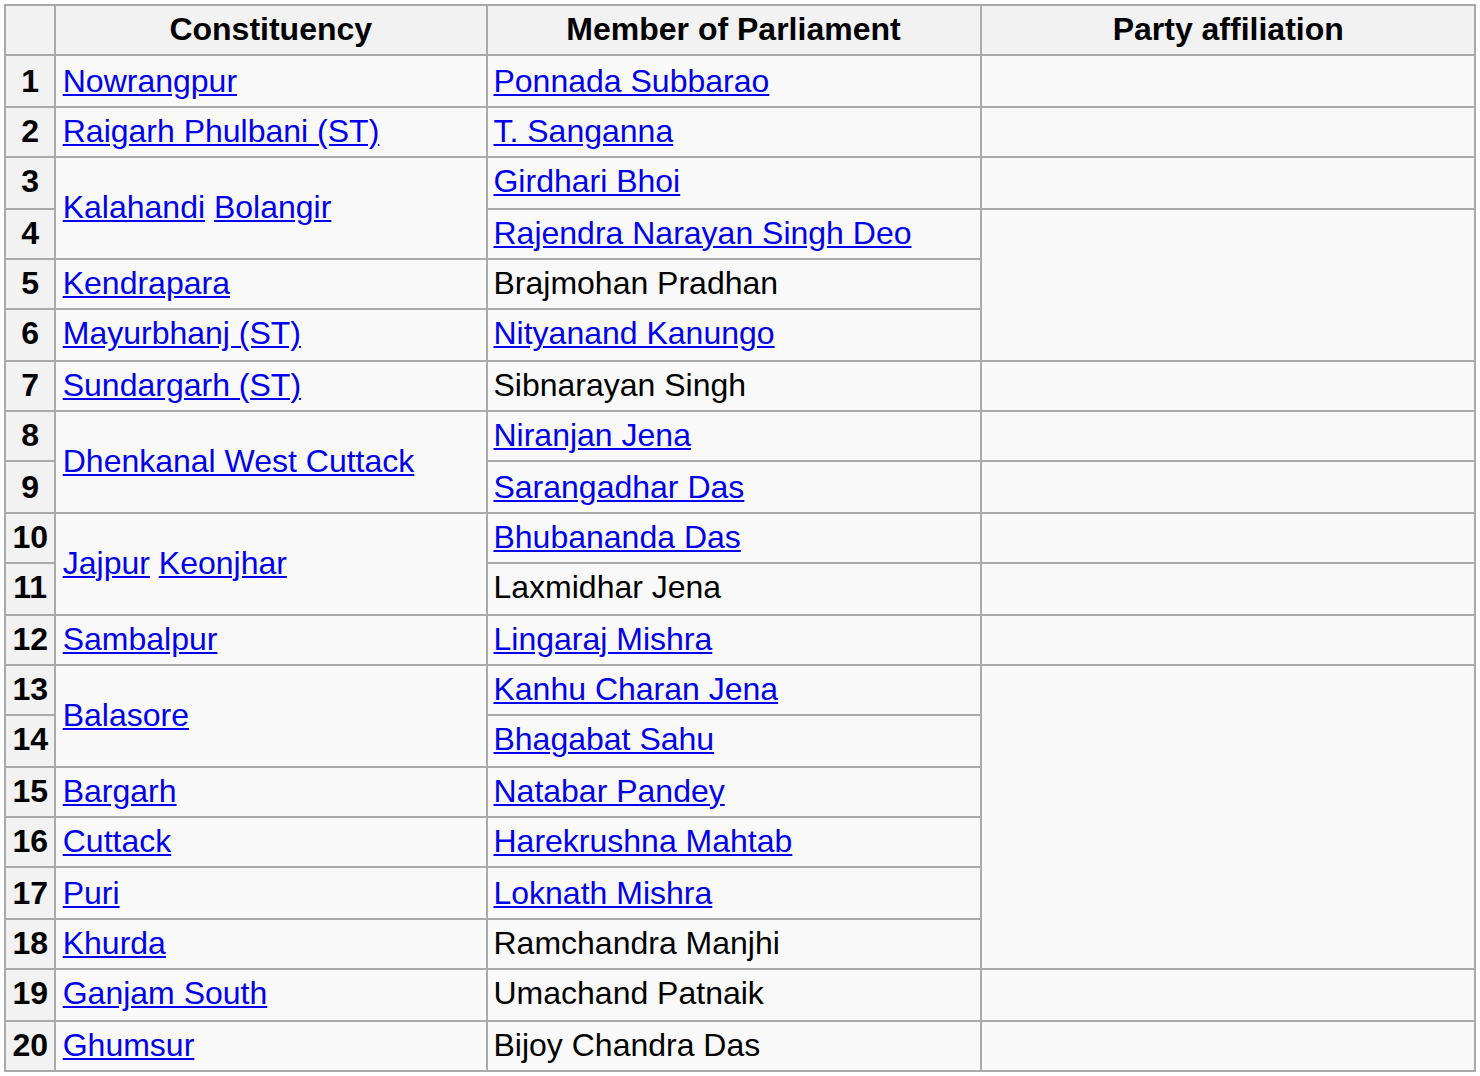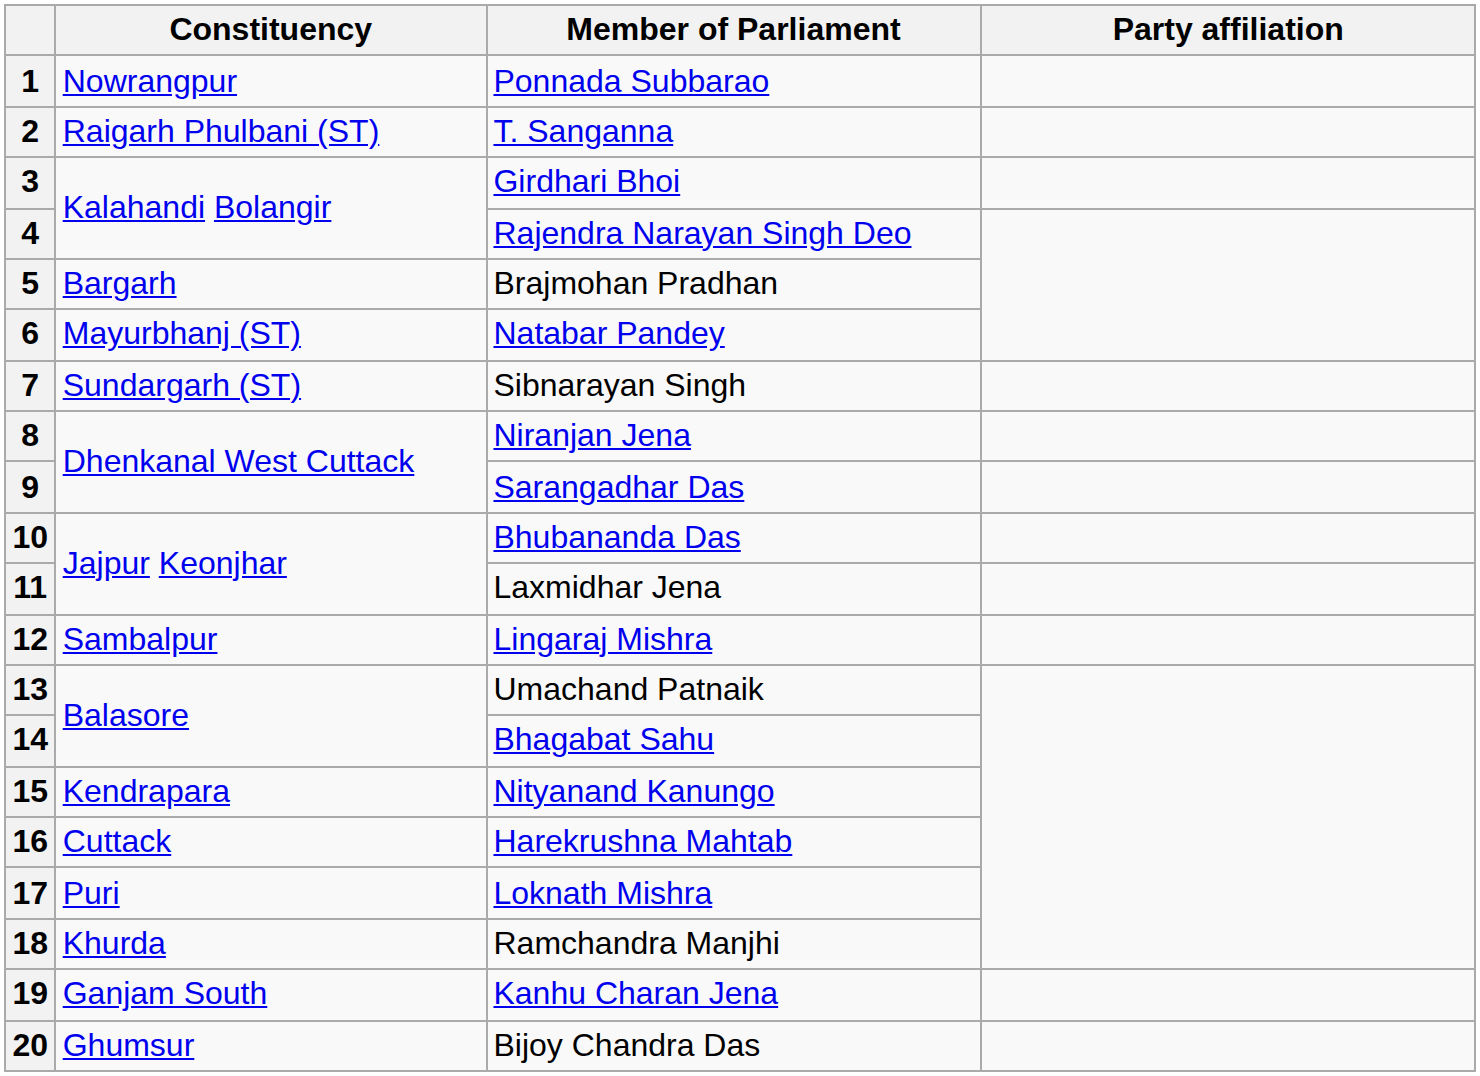(146, 283) Kendrapara -> (120, 283) Bargarh
(634, 334) Nityanand Kanungo -> (609, 334) Natabar Pandey
(636, 689) Kanhu Charan Jena -> (629, 689) Umachand Patnaik
(120, 791) Bargarh -> (146, 791) Kendrapara
(609, 791) Natabar Pandey -> (634, 791) Nityanand Kanungo
(629, 994) Umachand Patnaik -> (636, 994) Kanhu Charan Jena
